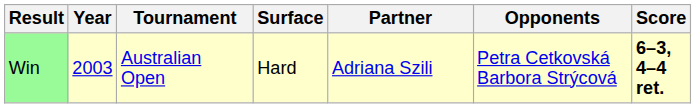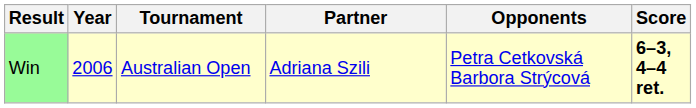- column: (290, 18)
(92, 67) 2003 -> (92, 67) 2006
